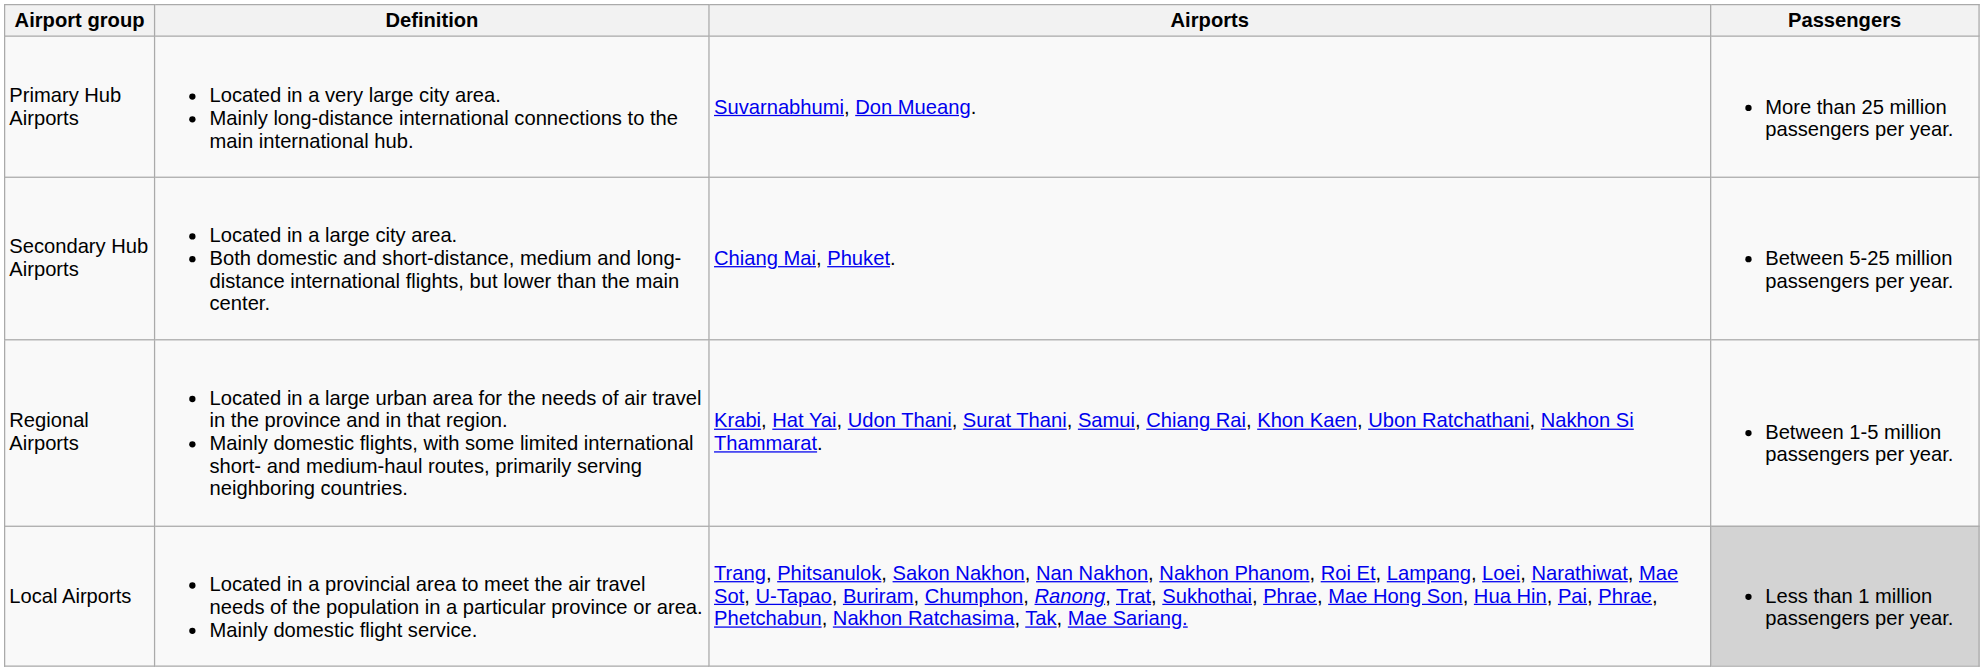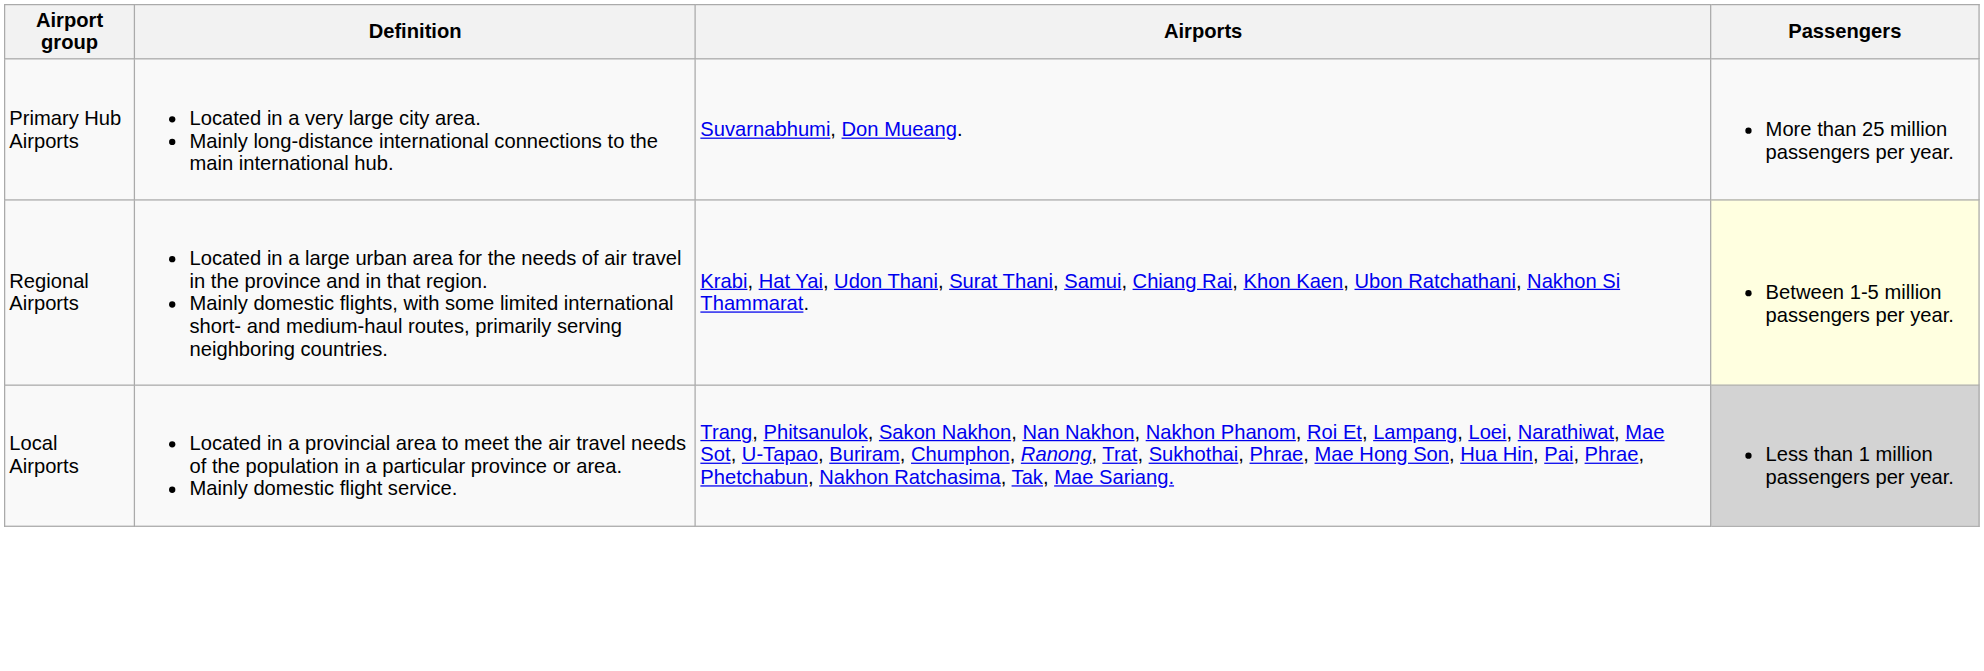- row: (79, 258)
(1845, 444) no background -> (1845, 304) lightyellow background
